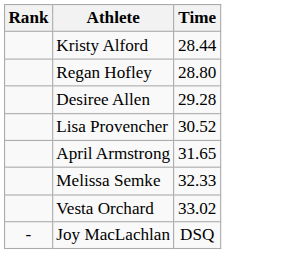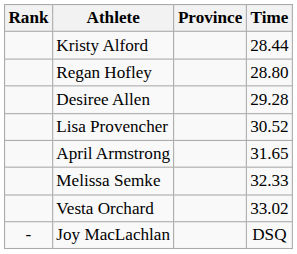+ column: (210, 18)
